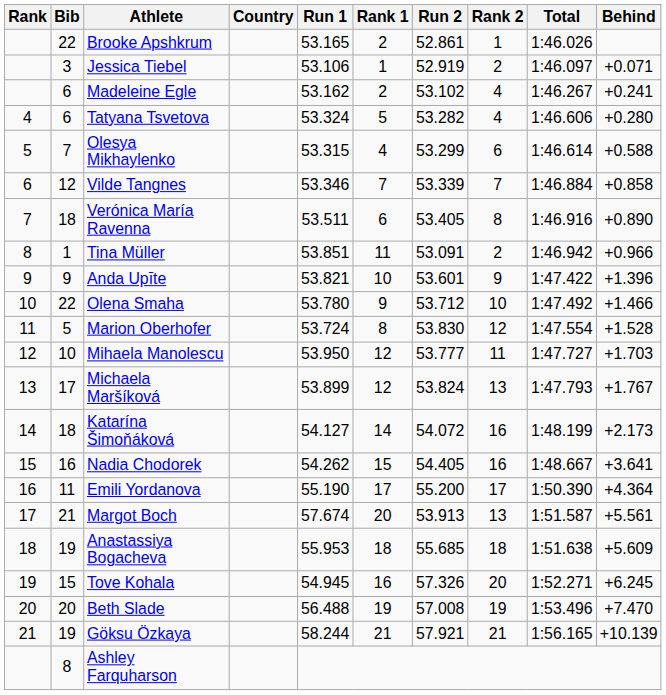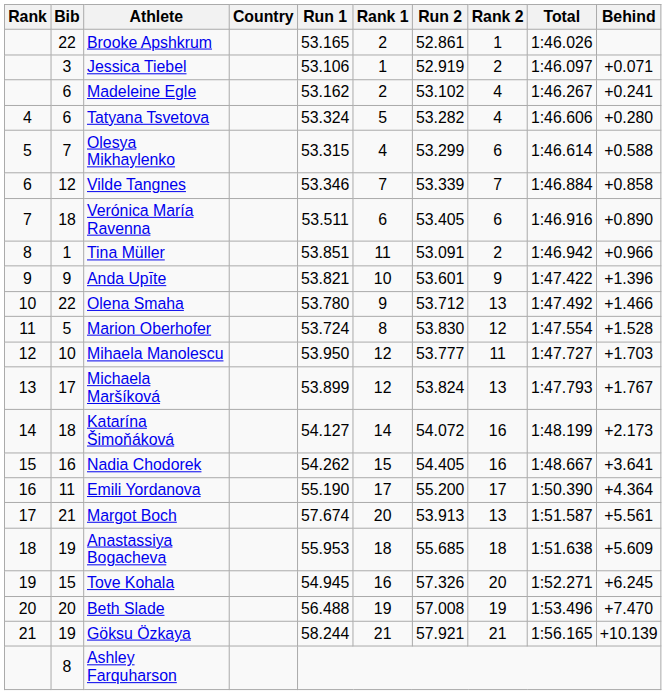(498, 219) 8 -> (498, 219) 6
(498, 303) 10 -> (498, 303) 13
